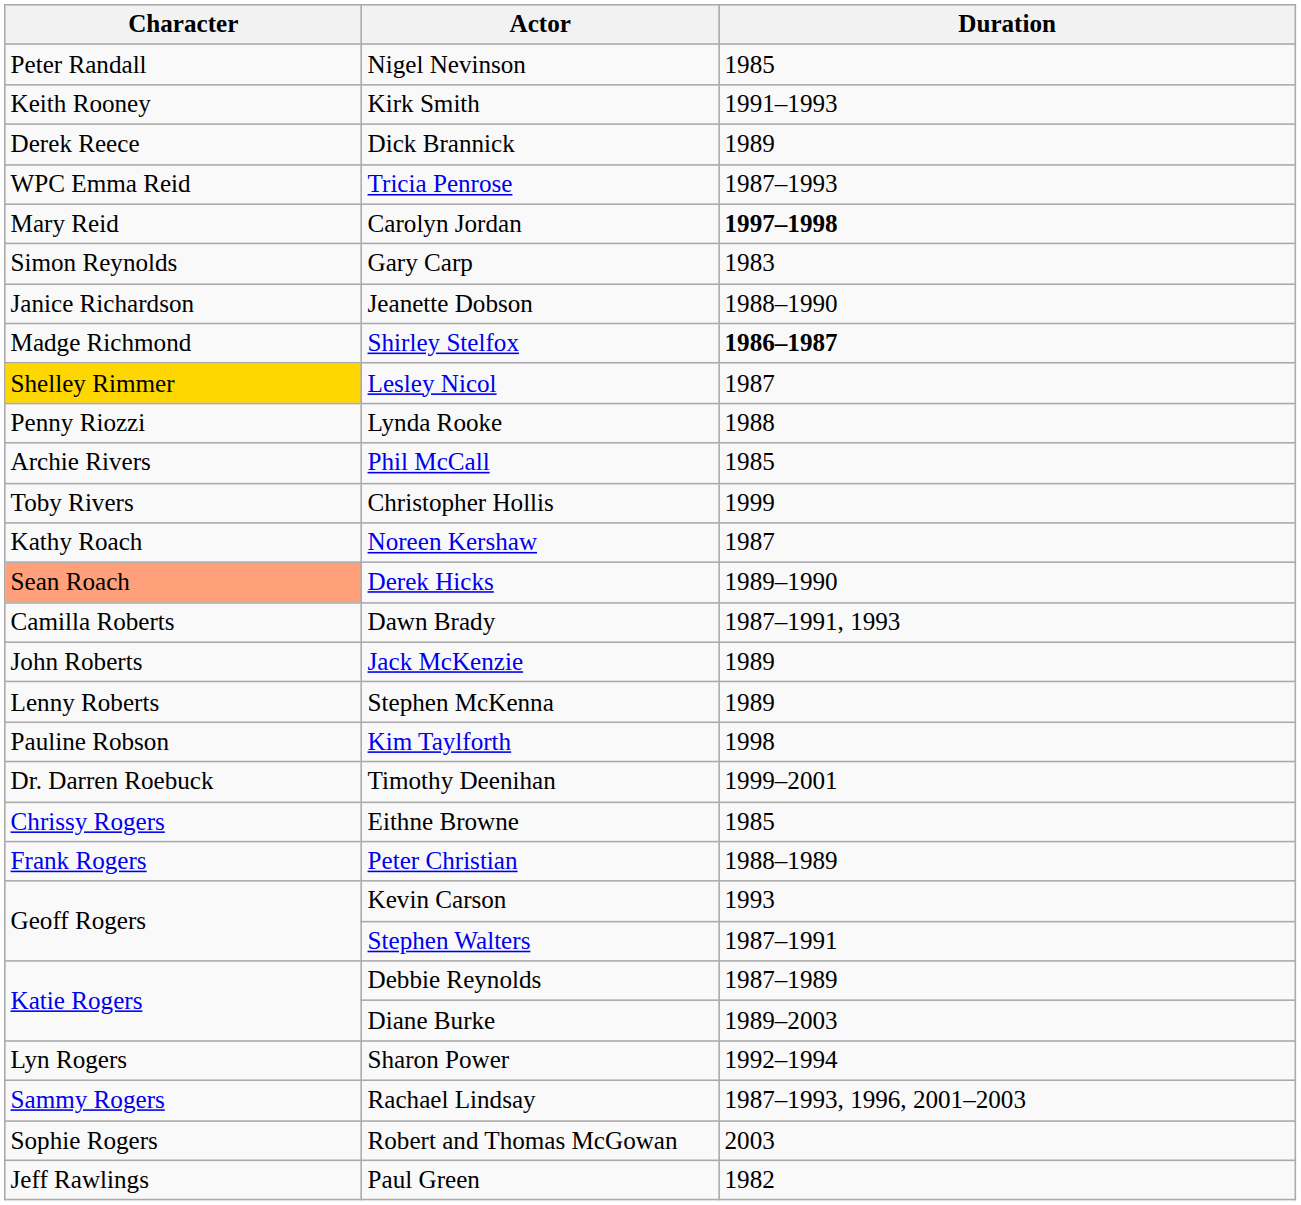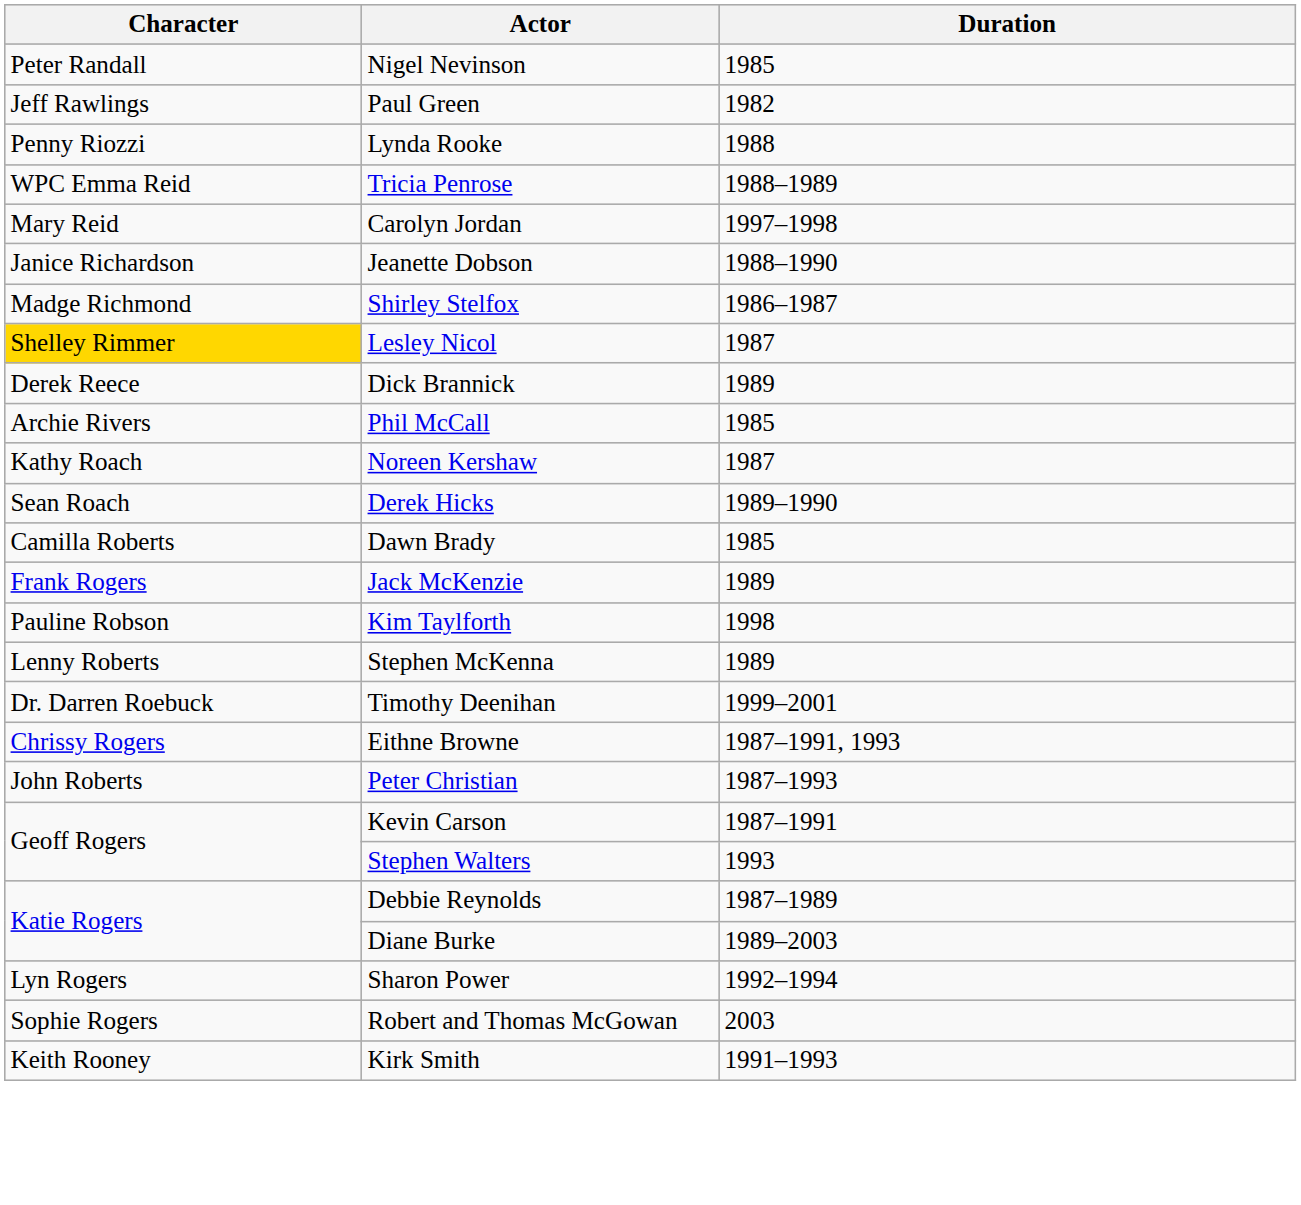rows swapped: (424, 1179) <-> (424, 104)
rows swapped: (441, 143) <-> (435, 422)
(781, 183) 1987–1993 -> (781, 183) 1988–1989
(781, 223) bold -> (781, 223) normal
- row: (420, 263)
(781, 343) bold -> (781, 303) normal
- row: (461, 502)
(70, 582) lightsalmon background -> (70, 502) no background
(812, 622) 1987–1991, 1993 -> (750, 542) 1985
(77, 661) John Roberts -> (79, 582) Frank Rogers
rows swapped: (461, 701) <-> (439, 741)
(750, 821) 1985 -> (812, 741) 1987–1991, 1993
(79, 861) Frank Rogers -> (77, 781) John Roberts
(781, 861) 1988–1989 -> (781, 781) 1987–1993
(750, 900) 1993 -> (781, 821) 1987–1991
(781, 940) 1987–1991 -> (750, 861) 1993
- row: (452, 1100)
